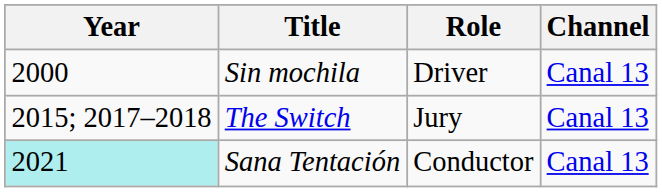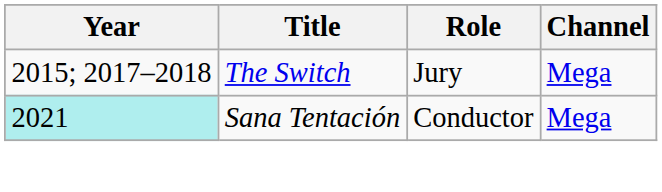- row: (292, 72)
(598, 117) Canal 13 -> (579, 72) Mega
(598, 162) Canal 13 -> (579, 117) Mega
